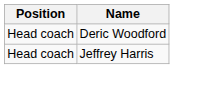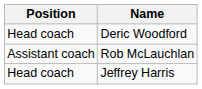+ row: (147, 53)
